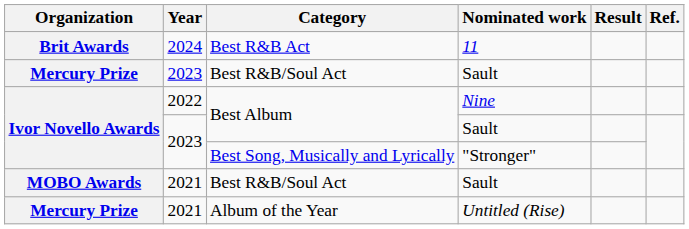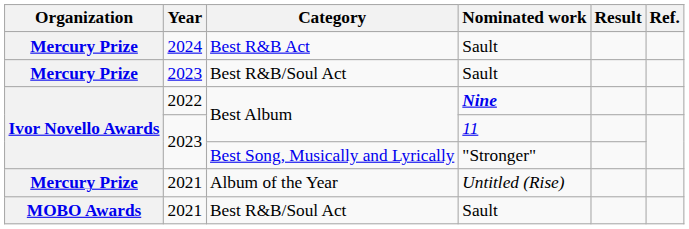(84, 45) Brit Awards -> (84, 45) Mercury Prize
(470, 45) 11 -> (480, 45) Sault
(479, 100) normal -> (480, 100) bold
(480, 127) Sault -> (470, 127) 11
rows swapped: (185, 210) <-> (185, 182)
